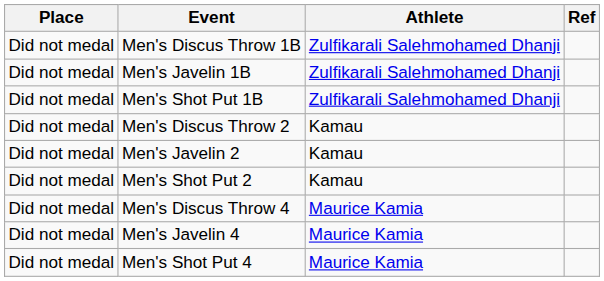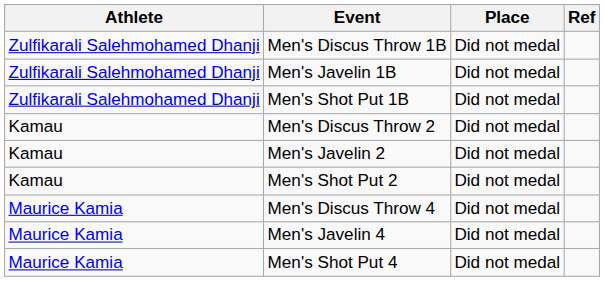columns swapped: (434, 18) <-> (61, 18)
